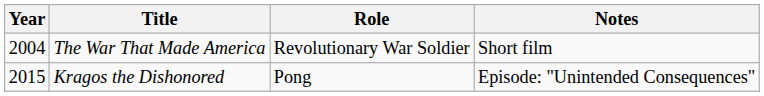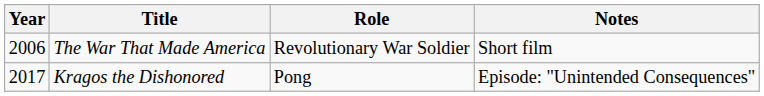(27, 47) 2004 -> (27, 47) 2006
(27, 76) 2015 -> (27, 76) 2017
